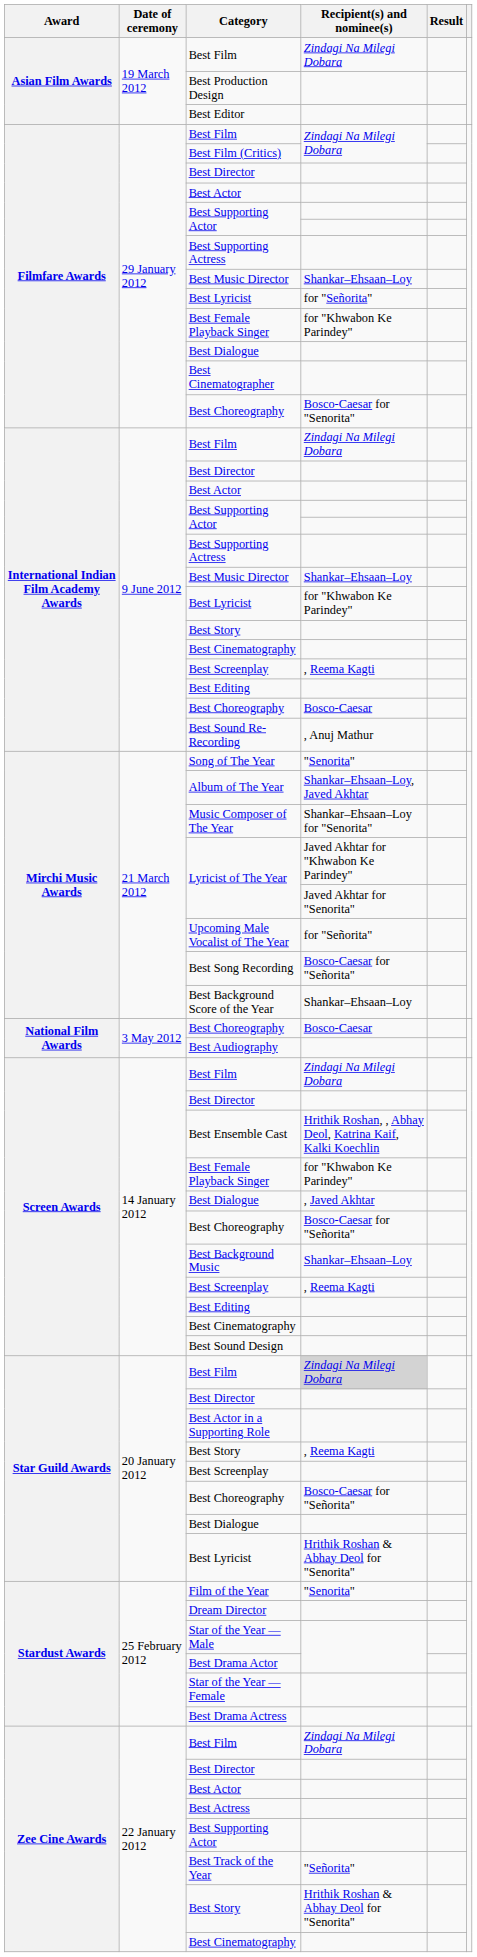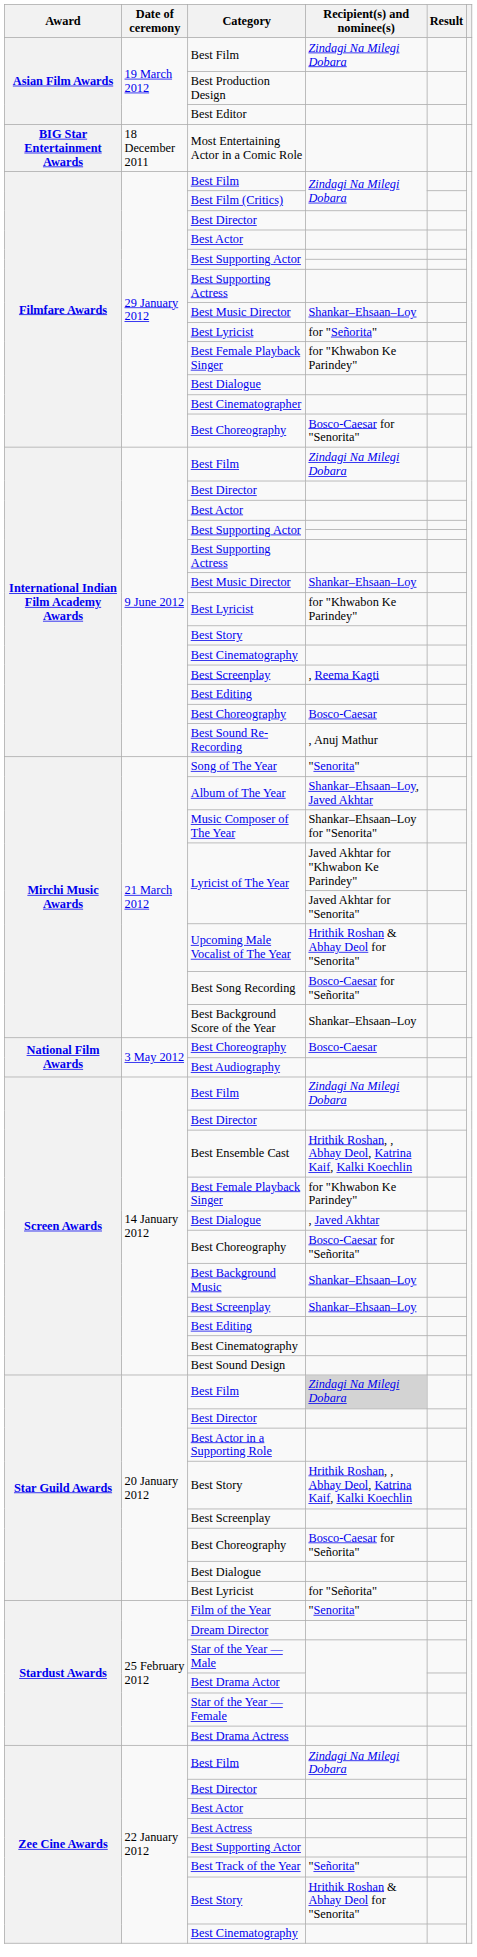+ row: (63, 147)
(338, 934) for "Señorita" -> (353, 947) Hrithik Roshan & Abhay Deol for "Senorita"
(339, 1287) , Reema Kagti -> (362, 1306) Shankar–Ehsaan–Loy
(339, 1451) , Reema Kagti -> (360, 1485) Hrithik Roshan, , Abhay Deol, Katrina Kaif, Kalki Koechlin
(348, 1557) Hrithik Roshan & Abhay Deol for "Senorita" -> (343, 1591) for "Señorita"
